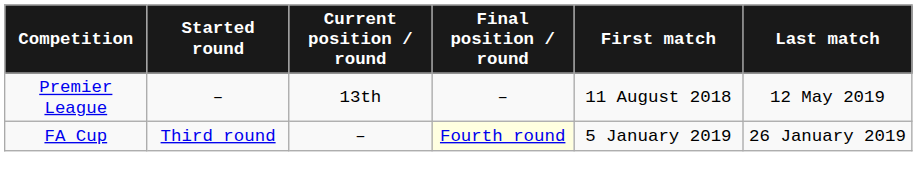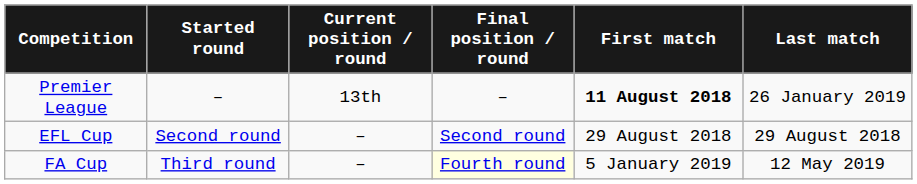(658, 98) normal -> (658, 98) bold
(827, 98) 12 May 2019 -> (827, 98) 26 January 2019
+ row: (76, 136)
(827, 136) 26 January 2019 -> (827, 164) 12 May 2019
